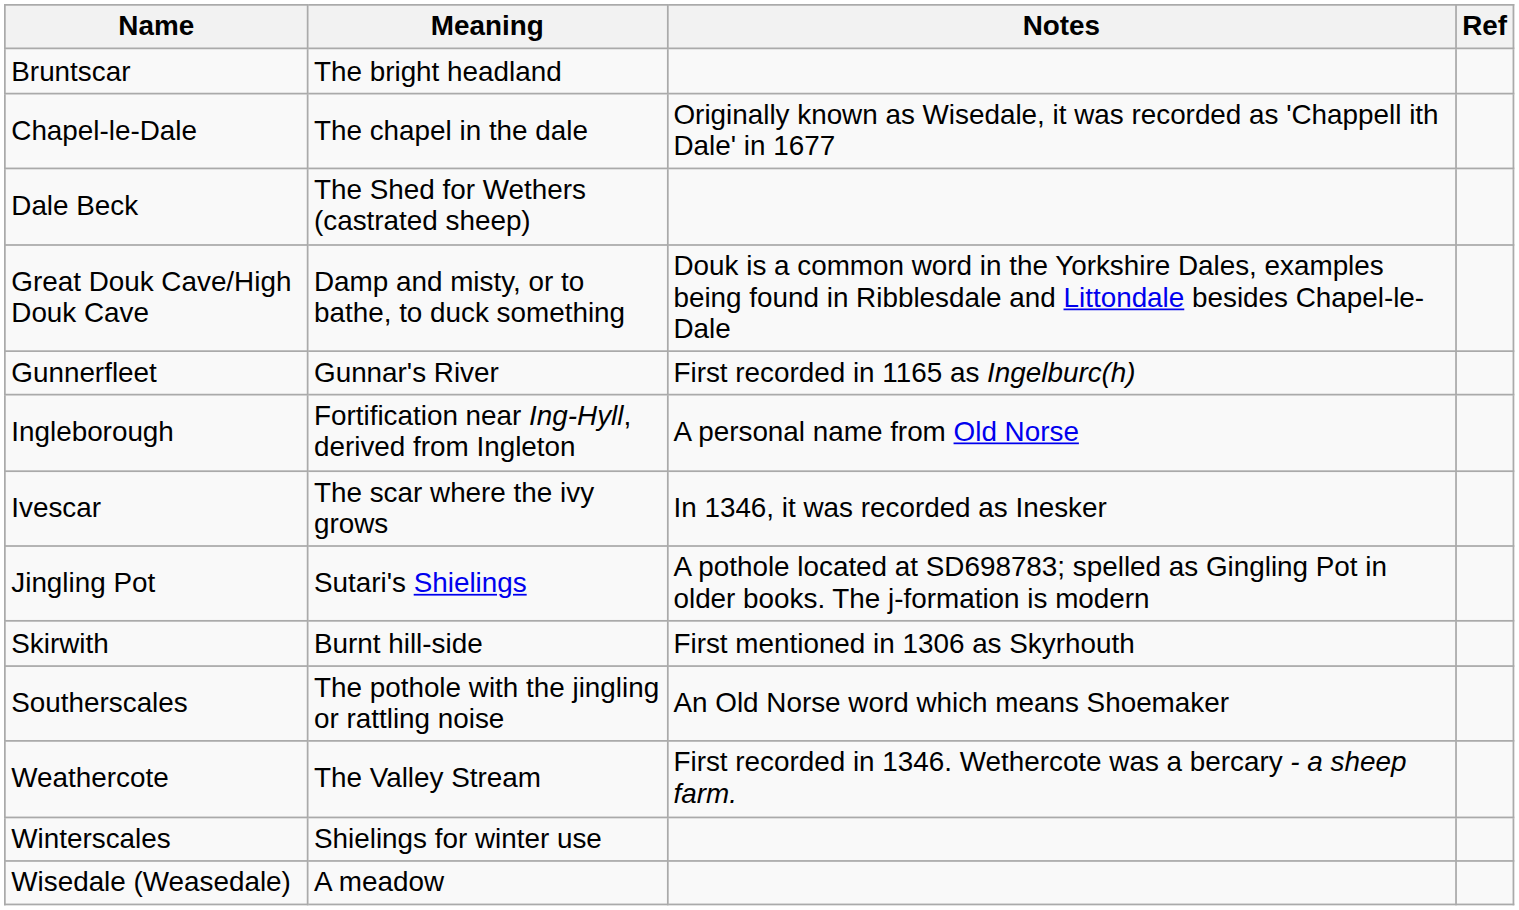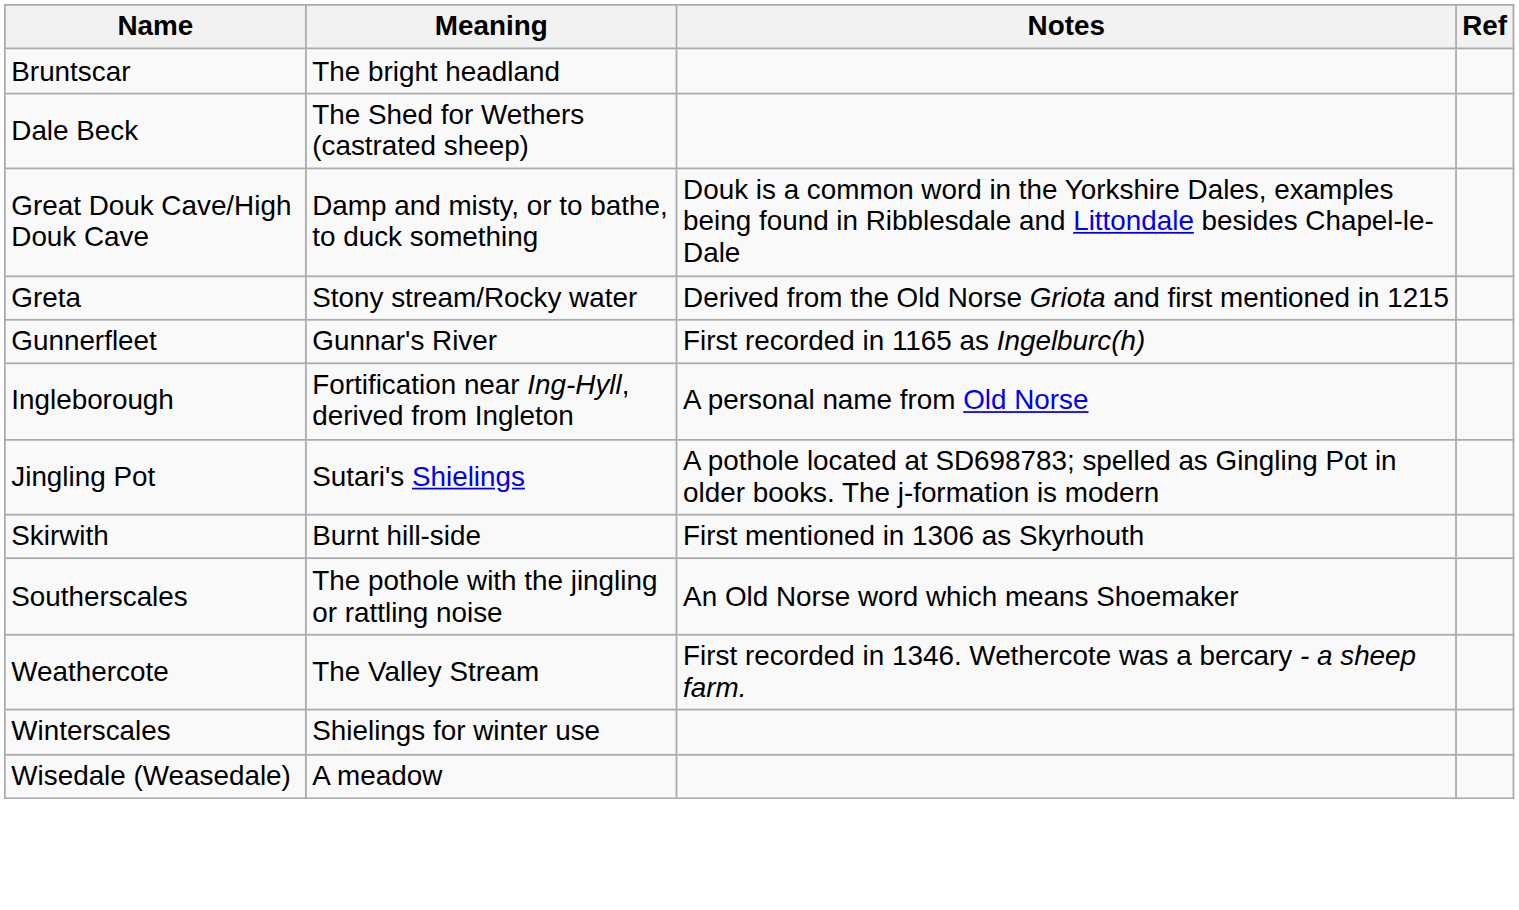- row: (104, 130)
+ row: (46, 297)
- row: (56, 507)
